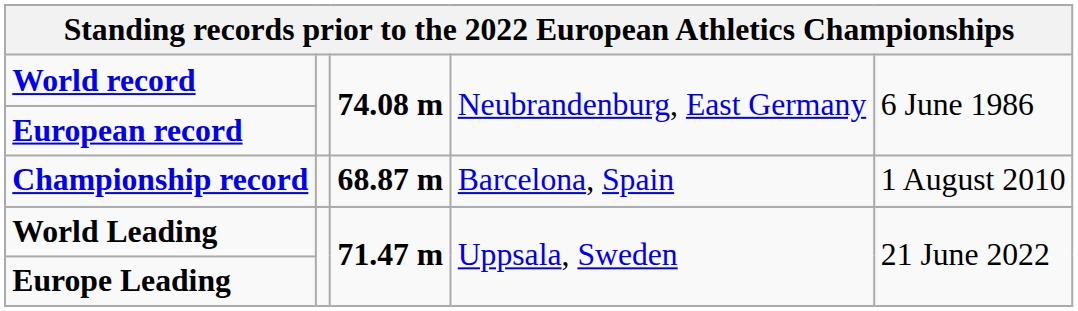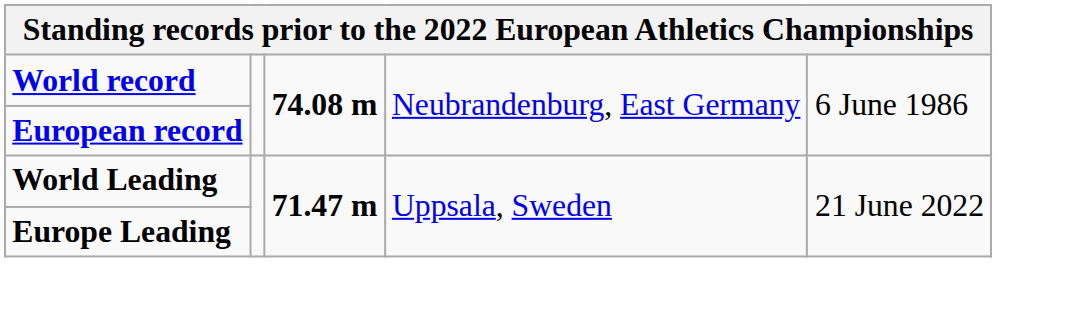- row: (160, 180)
